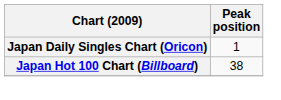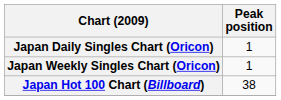+ row: (113, 66)
